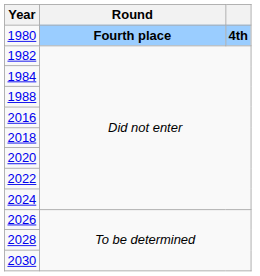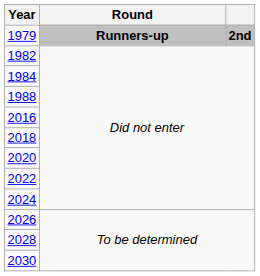+ row: (22, 36)
- row: (22, 36)
